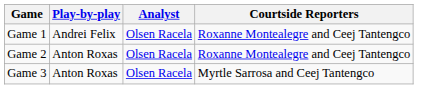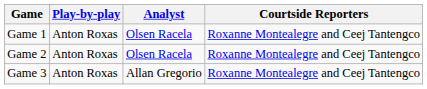(84, 34) Andrei Felix -> (85, 34) Anton Roxas
(159, 73) Olsen Racela -> (164, 73) Allan Gregorio
(286, 73) Myrtle Sarrosa and Ceej Tantengco -> (314, 73) Roxanne Montealegre and Ceej Tantengco
